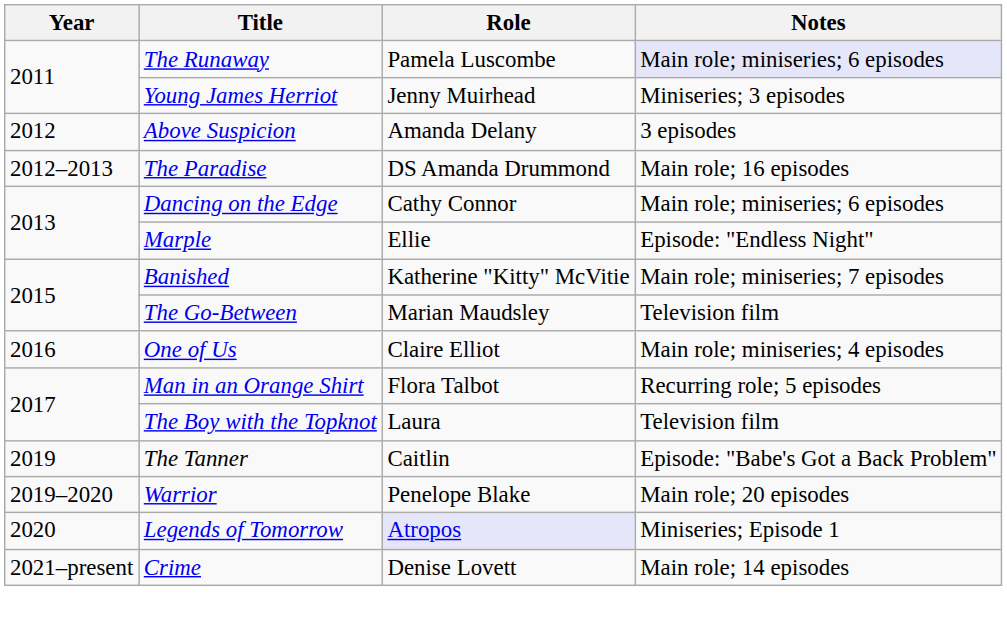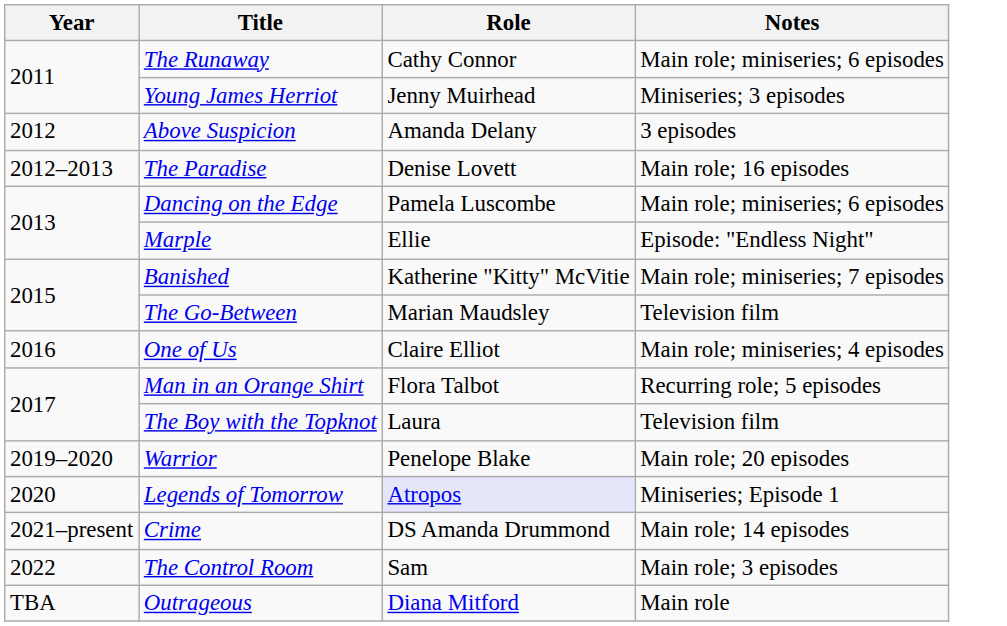(472, 58) Pamela Luscombe -> (452, 58) Cathy Connor
(792, 58) lavender background -> (792, 58) no background
(499, 167) DS Amanda Drummond -> (452, 167) Denise Lovett
(452, 204) Cathy Connor -> (472, 204) Pamela Luscombe
- row: (196, 458)
(452, 566) Denise Lovett -> (499, 530) DS Amanda Drummond
+ row: (229, 566)
+ row: (198, 603)
